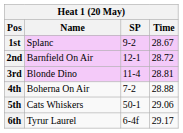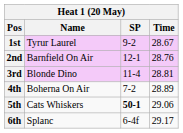(40, 43) Splanc -> (52, 43) Tyrur Laurel
(163, 58) 28.72 -> (163, 58) 28.76
(163, 89) 28.88 -> (163, 89) 28.89
(132, 105) normal -> (132, 105) bold
(52, 120) Tyrur Laurel -> (40, 120) Splanc
